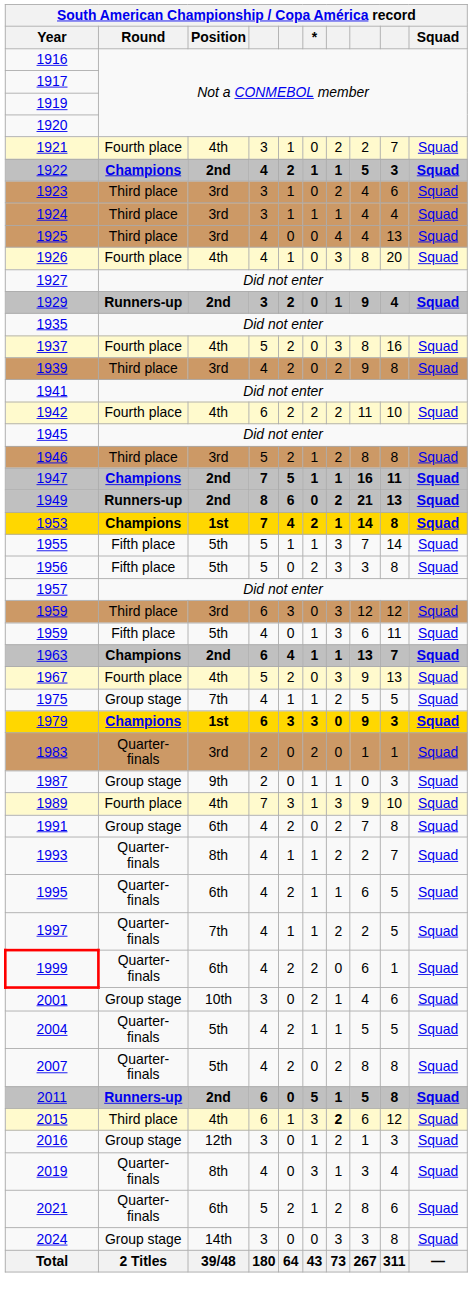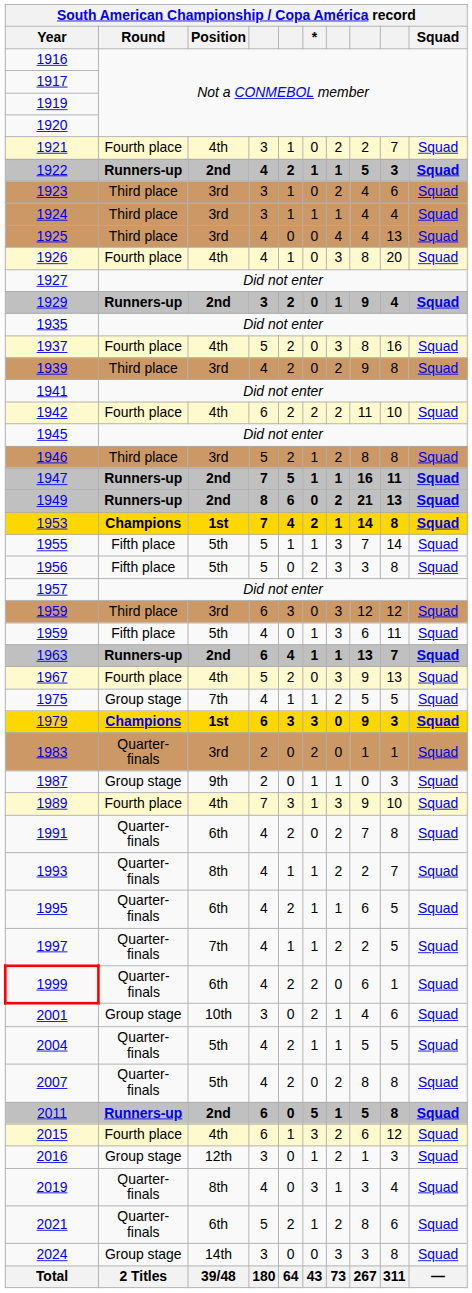(143, 170) Champions -> (143, 170) Runners-up
(143, 479) Champions -> (143, 479) Runners-up
(143, 655) Champions -> (143, 655) Runners-up
(143, 825) Group stage -> (143, 833) Quarter-finals
(143, 1119) Third place -> (143, 1135) Fourth place
(338, 1119) bold -> (338, 1135) normal
